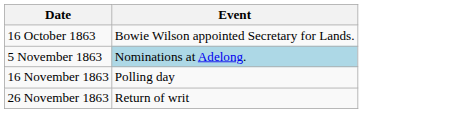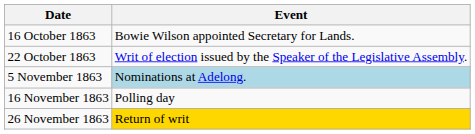+ row: (52, 56)
(152, 98) no background -> (152, 118) gold background
